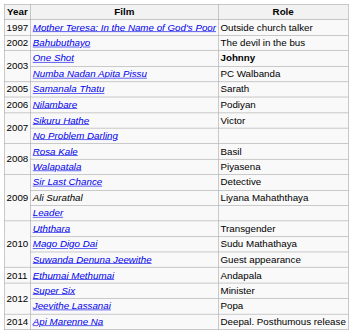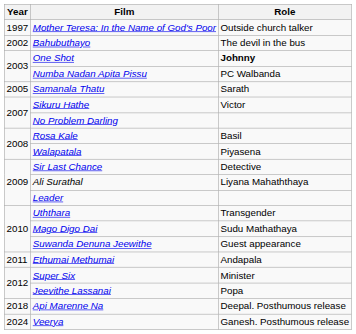- row: (55, 105)
(17, 321) 2014 -> (17, 306) 2018
+ row: (48, 321)
